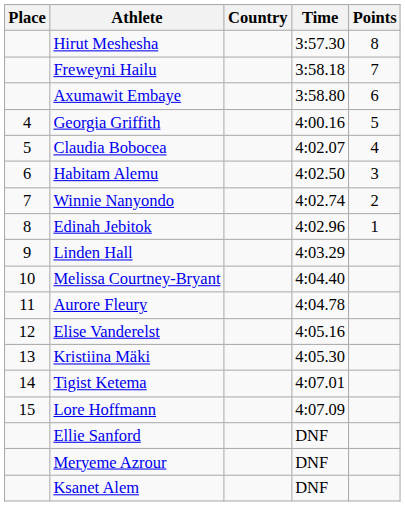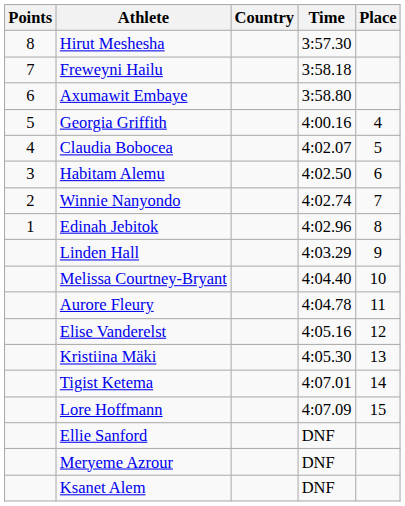columns swapped: (27, 17) <-> (375, 17)
